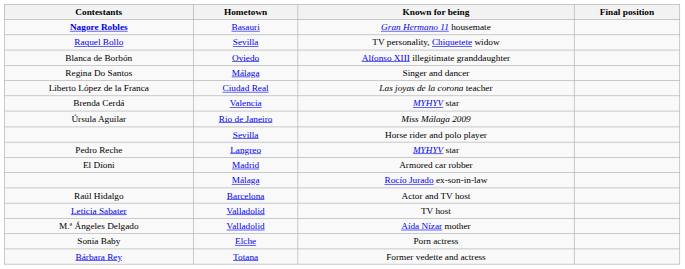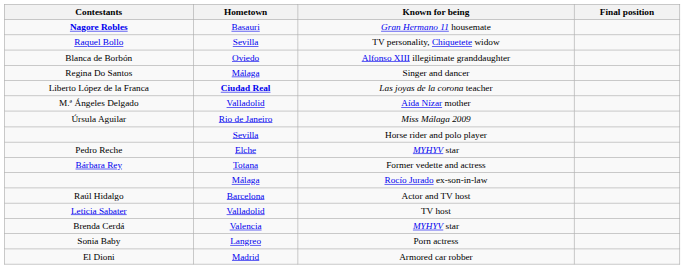(246, 88) normal -> (246, 88) bold
rows swapped: (99, 226) <-> (99, 103)
(246, 149) Langreo -> (246, 149) Elche
rows swapped: (99, 165) <-> (99, 256)
(246, 241) Elche -> (246, 241) Langreo
